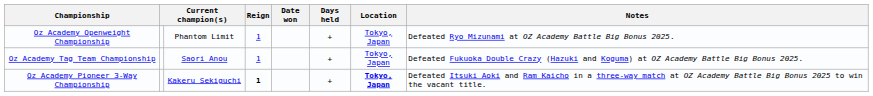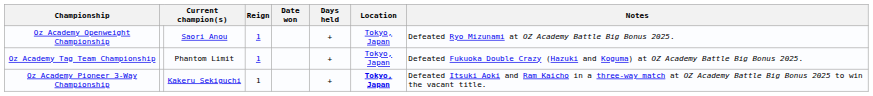(204, 37) Phantom Limit -> (204, 37) Saori Anou
(204, 59) Saori Anou -> (204, 59) Phantom Limit
(258, 80) bold -> (258, 80) normal
